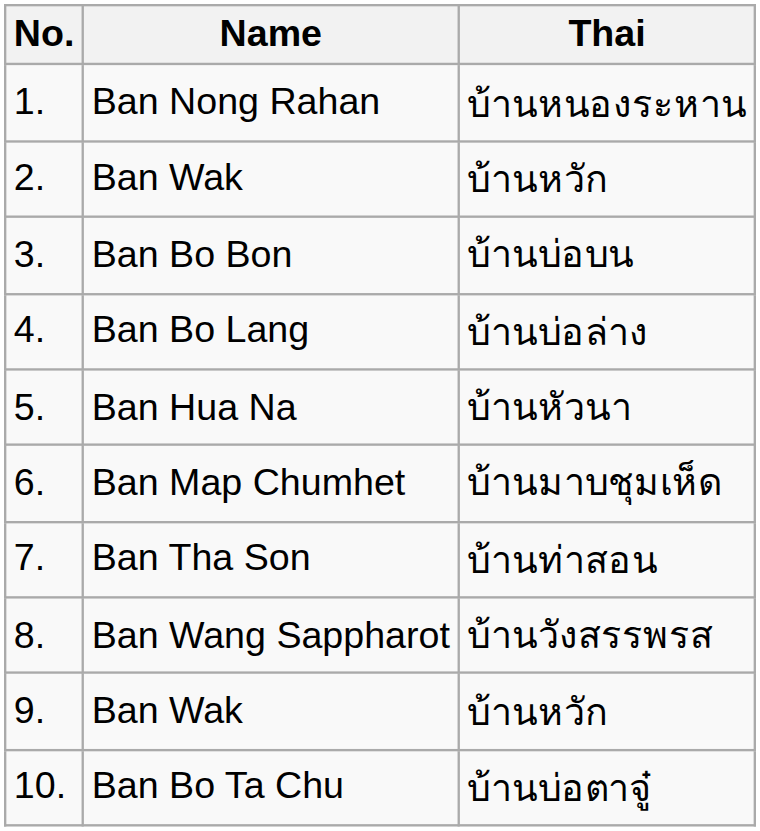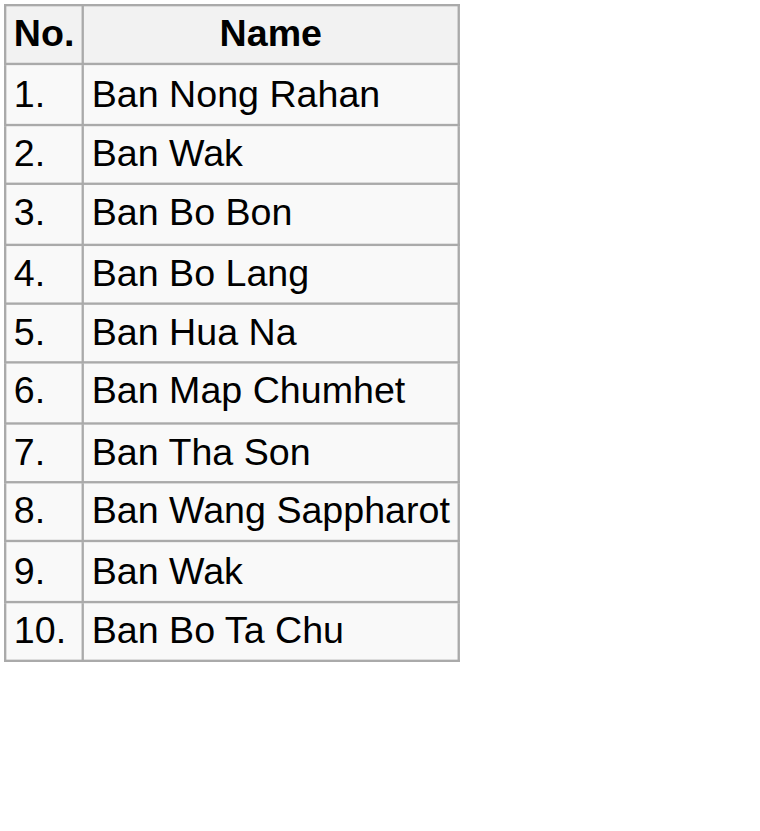- column: (607, 34)
